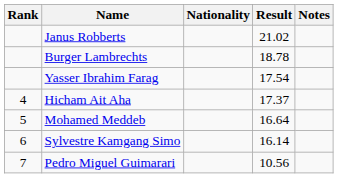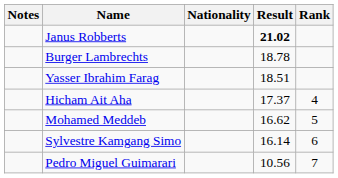columns swapped: (23, 15) <-> (314, 15)
(274, 36) normal -> (275, 36) bold
(274, 78) 17.54 -> (275, 78) 18.51
(274, 120) 16.64 -> (275, 120) 16.62
